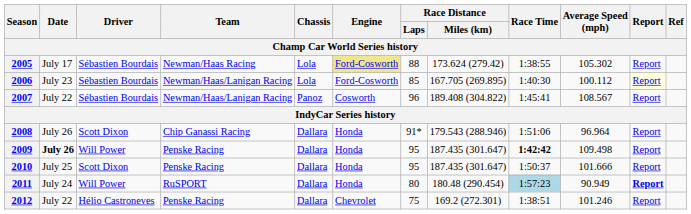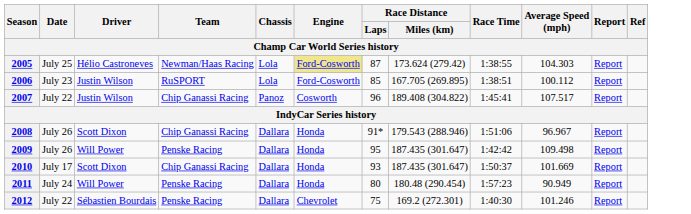(57, 64) July 17 -> (57, 64) July 25
(118, 64) Sébastien Bourdais -> (115, 64) Hélio Castroneves
(414, 64) 88 -> (376, 64) 87
(595, 64) 105.302 -> (557, 64) 104.303
(118, 81) Sébastien Bourdais -> (105, 81) Justin Wilson
(228, 81) Newman/Haas/Lanigan Racing -> (183, 81) RuSPORT
(535, 81) 1:40:30 -> (496, 81) 1:38:51
(647, 81) lightyellow background -> (608, 81) no background
(118, 98) Sébastien Bourdais -> (105, 98) Justin Wilson
(228, 98) Newman/Haas/Lanigan Racing -> (205, 98) Chip Ganassi Racing
(595, 98) 108.567 -> (557, 98) 107.517
(595, 132) 96.964 -> (557, 132) 96.967
(58, 149) bold -> (57, 149) normal
(535, 149) bold -> (496, 149) normal
(57, 166) July 25 -> (57, 166) July 17
(193, 166) Penske Racing -> (205, 166) Chip Ganassi Racing
(414, 166) 95 -> (376, 166) 93
(595, 166) 101.666 -> (557, 166) 101.669
(185, 183) RuSPORT -> (192, 183) Penske Racing
(535, 183) lightblue background -> (496, 183) no background
(648, 183) bold -> (608, 183) normal
(117, 200) Hélio Castroneves -> (117, 200) Sébastien Bourdais
(535, 200) 1:38:51 -> (496, 200) 1:40:30
